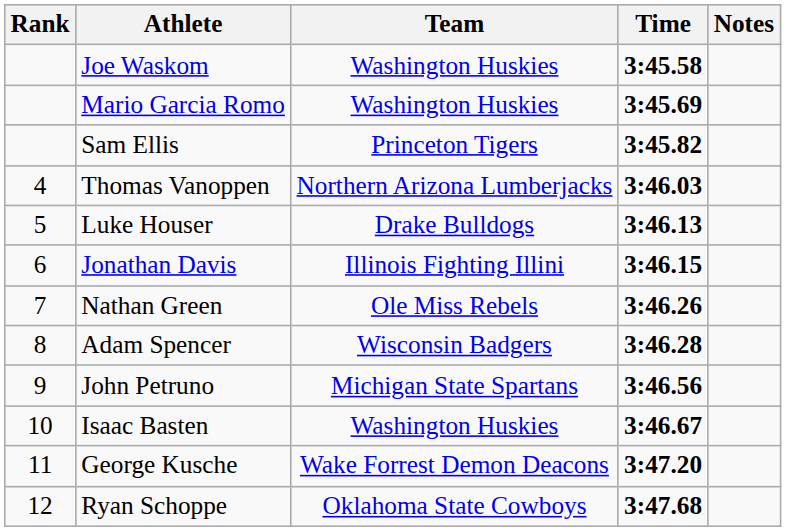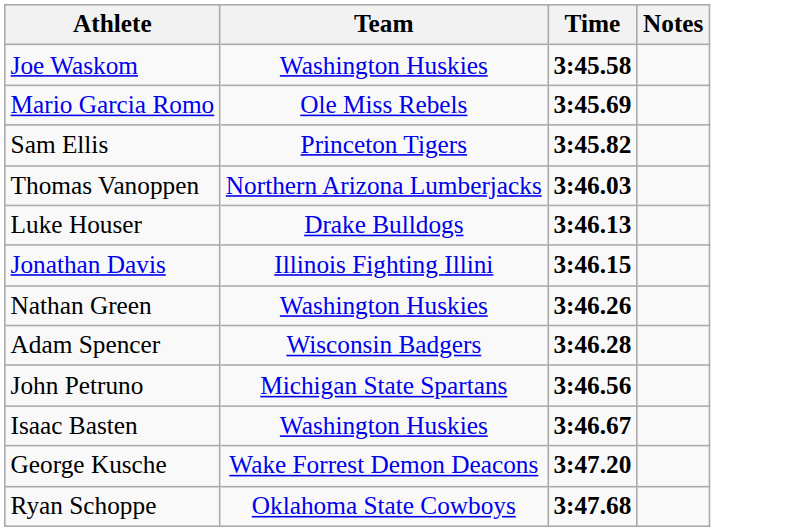- column: (40, 24)
(454, 104) Washington Huskies -> (384, 104) Ole Miss Rebels
(454, 305) Ole Miss Rebels -> (384, 305) Washington Huskies
